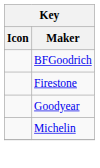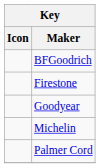+ row: (63, 151)
